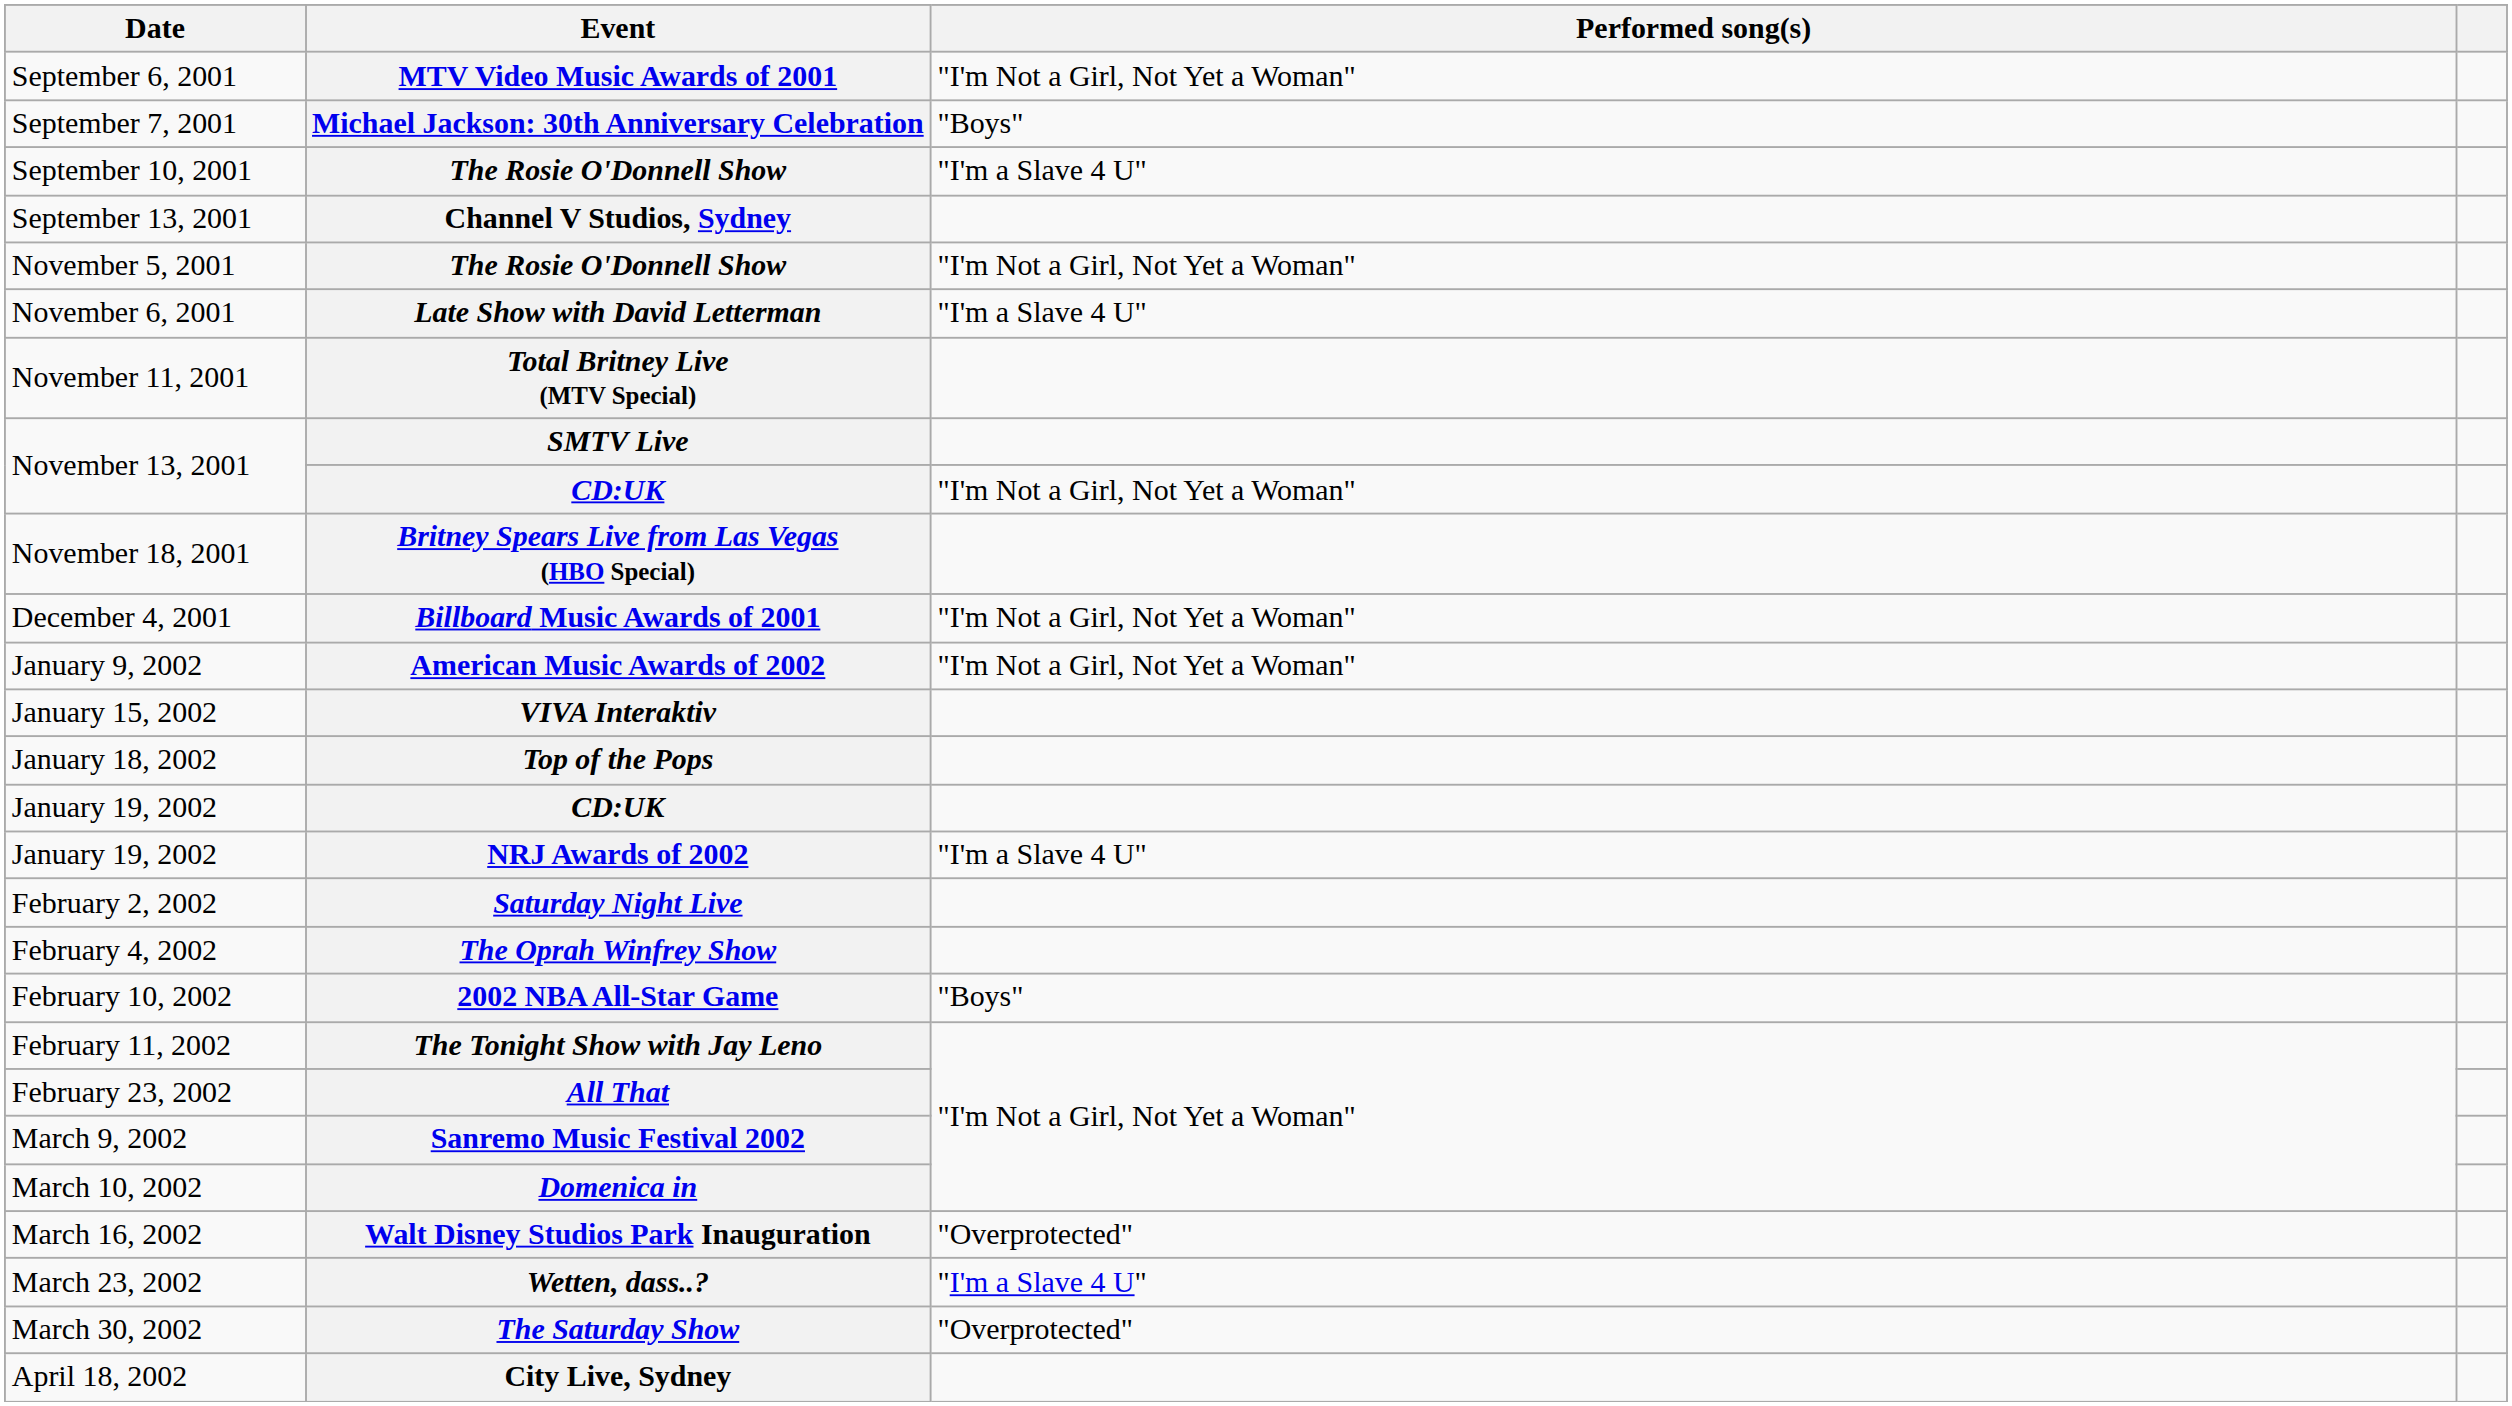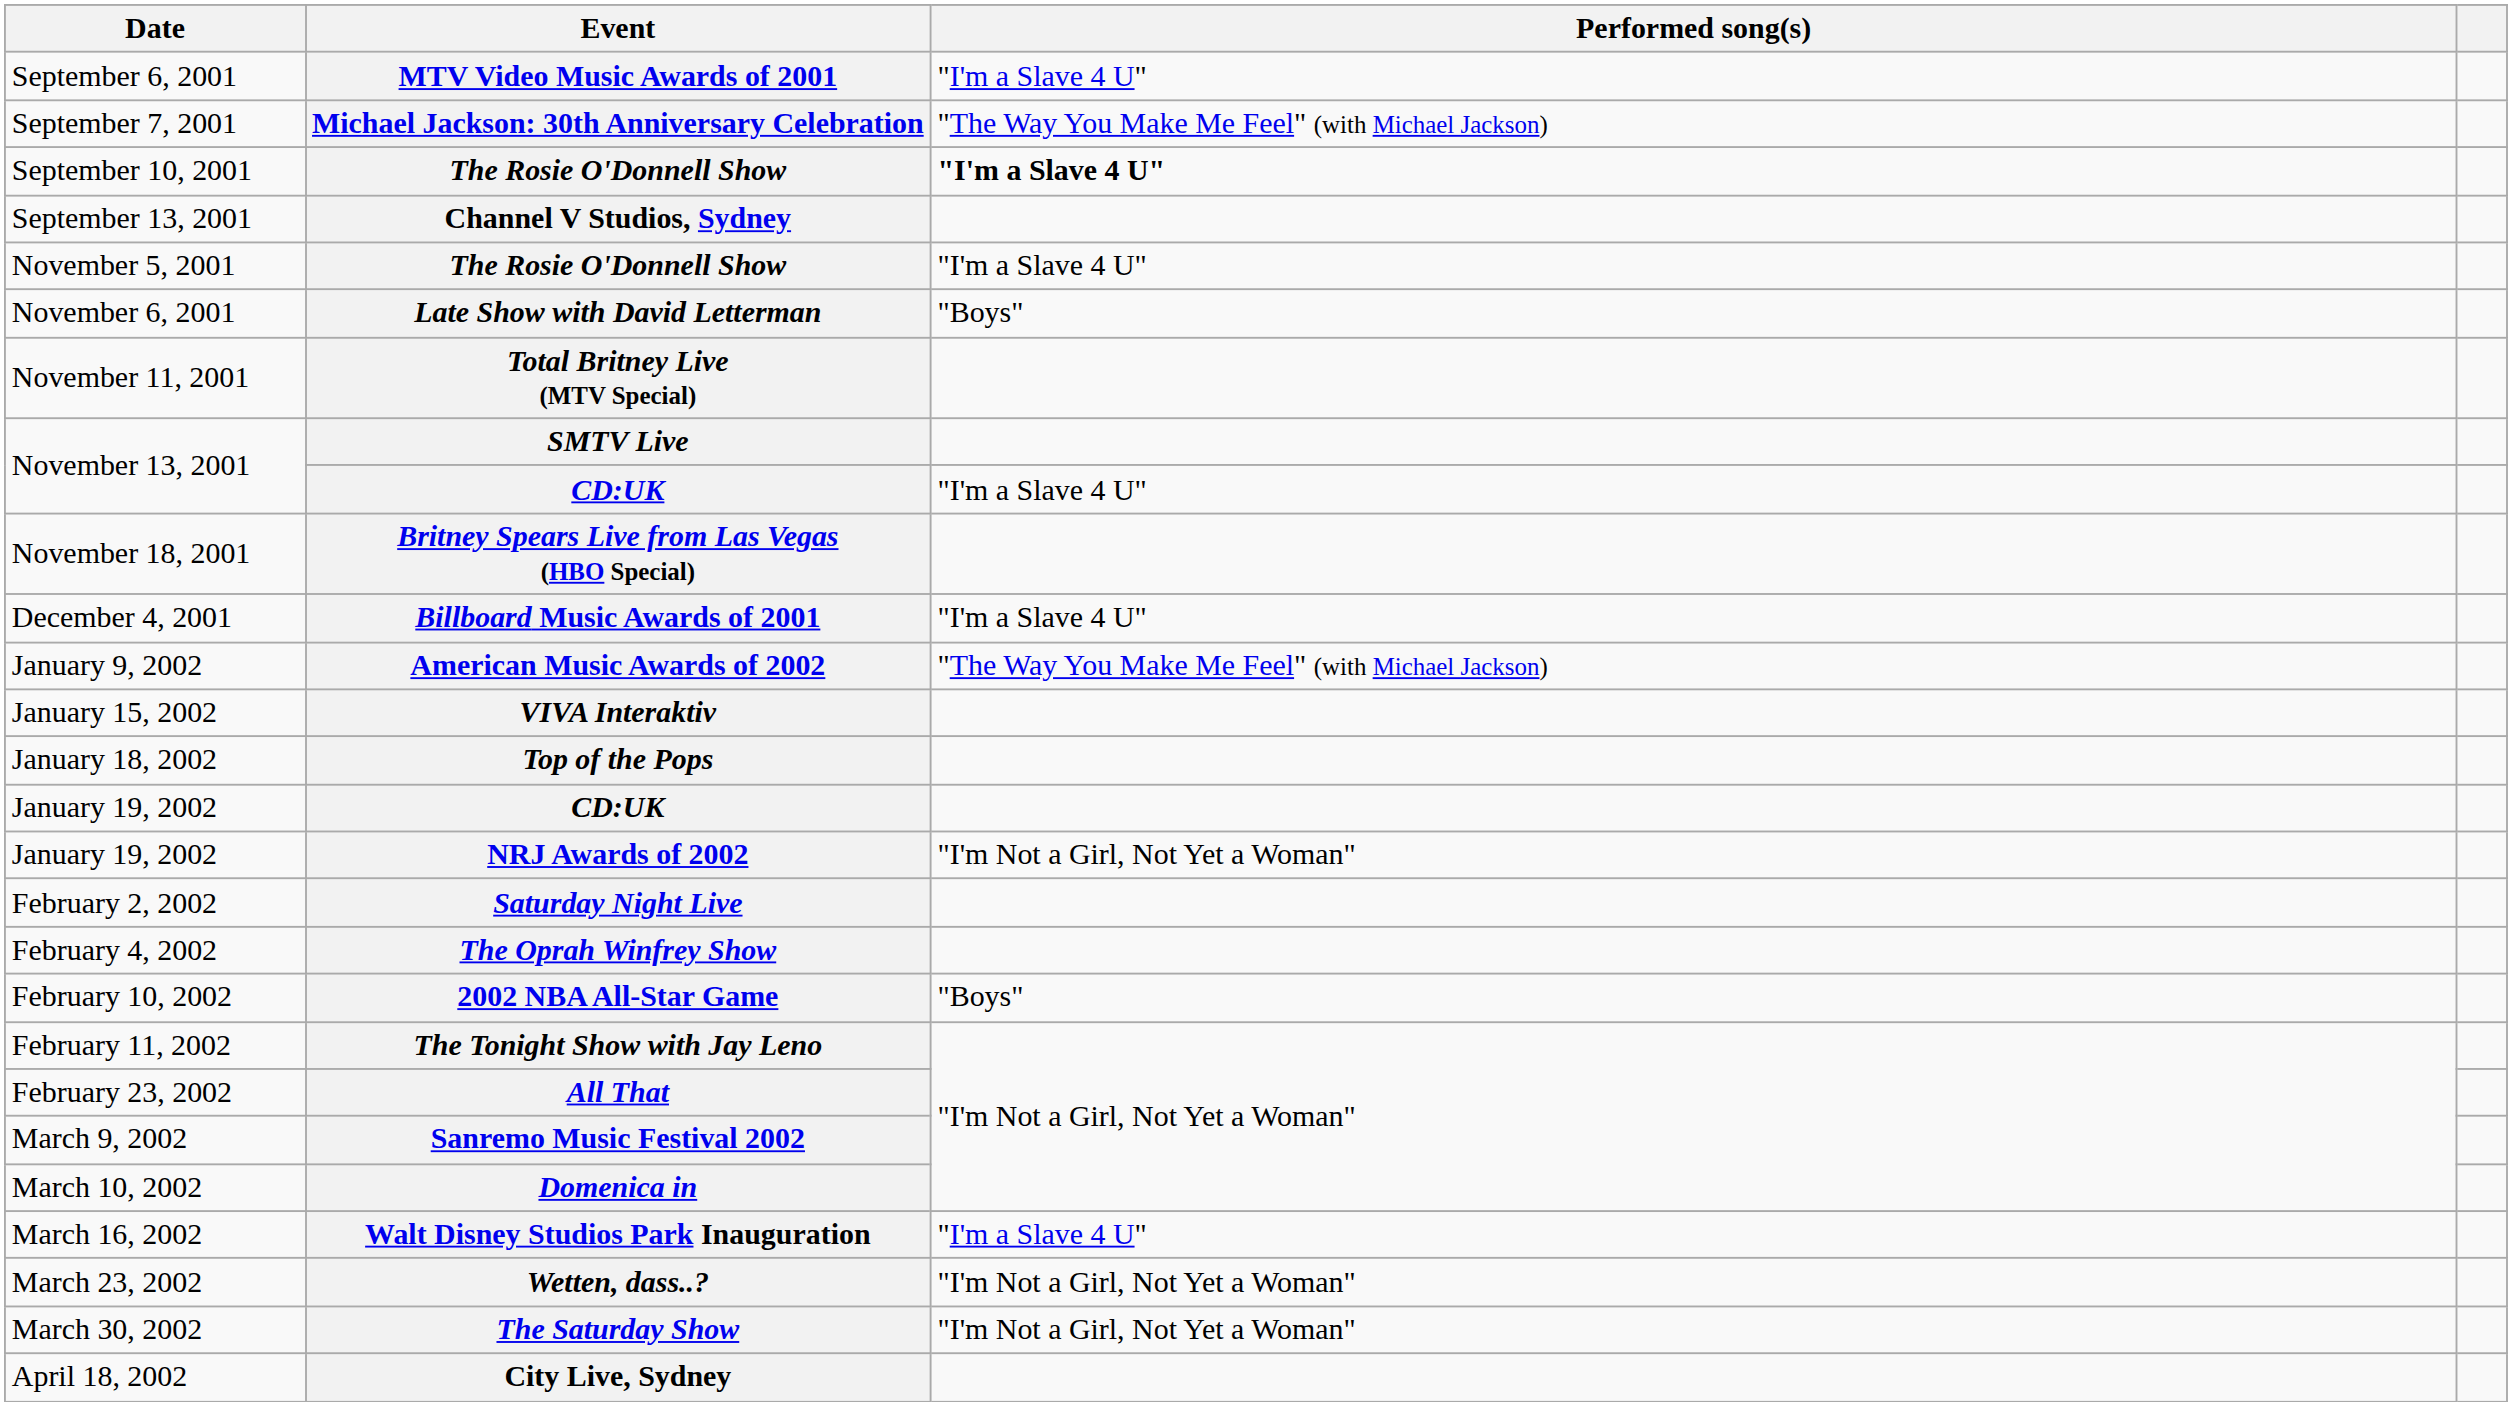(1147, 75) "I'm Not a Girl, Not Yet a Woman" -> (1042, 75) "I'm a Slave 4 U"
(980, 123) "Boys" -> (1243, 123) "The Way You Make Me Feel" (with Michael Jackson)
(1042, 170) normal -> (1051, 170) bold
(1147, 265) "I'm Not a Girl, Not Yet a Woman" -> (1042, 265) "I'm a Slave 4 U"
(1042, 312) "I'm a Slave 4 U" -> (980, 312) "Boys"
(1147, 488) "I'm Not a Girl, Not Yet a Woman" -> (1042, 488) "I'm a Slave 4 U"
(1147, 617) "I'm Not a Girl, Not Yet a Woman" -> (1042, 617) "I'm a Slave 4 U"
(1147, 664) "I'm Not a Girl, Not Yet a Woman" -> (1243, 664) "The Way You Make Me Feel" (with Michael Jackson)
(1042, 854) "I'm a Slave 4 U" -> (1147, 854) "I'm Not a Girl, Not Yet a Woman"
(1035, 1234) "Overprotected" -> (1042, 1234) "I'm a Slave 4 U"
(1042, 1281) "I'm a Slave 4 U" -> (1147, 1281) "I'm Not a Girl, Not Yet a Woman"
(1035, 1329) "Overprotected" -> (1147, 1329) "I'm Not a Girl, Not Yet a Woman"
